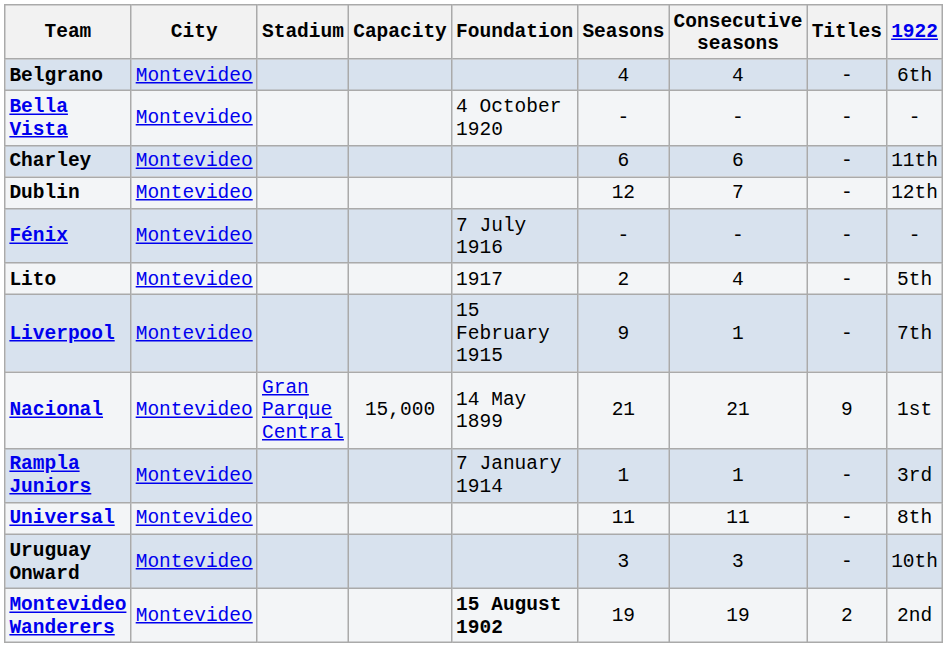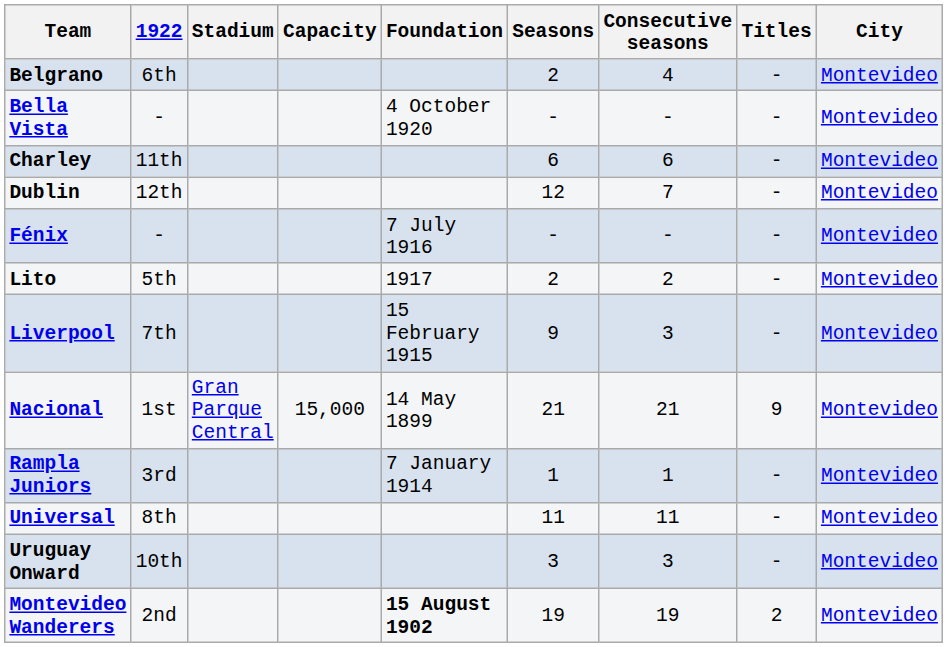columns swapped: (194, 32) <-> (915, 32)
(623, 75) 4 -> (553, 75) 2
(738, 279) 4 -> (668, 279) 2
(738, 333) 1 -> (668, 333) 3
